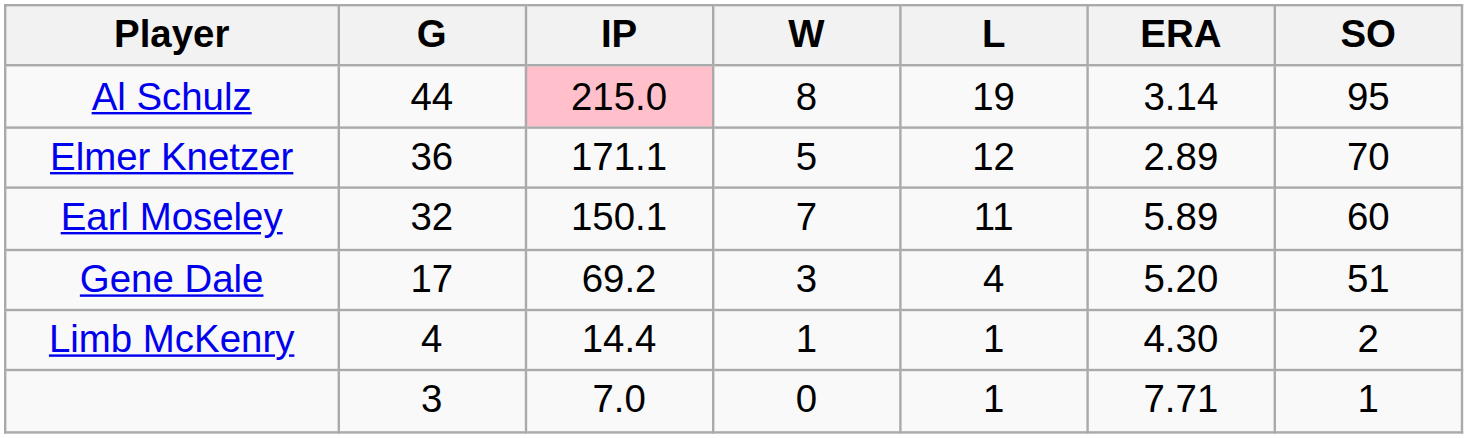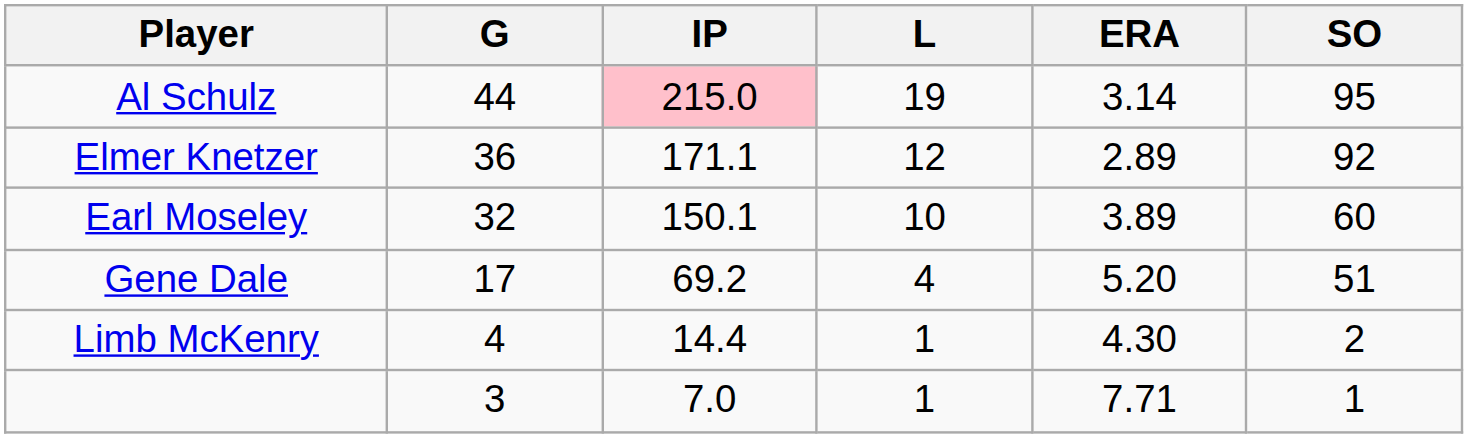- column: (806, 34)
(1368, 156) 70 -> (1354, 156) 92
(994, 217) 11 -> (925, 217) 10
(1181, 217) 5.89 -> (1139, 217) 3.89
